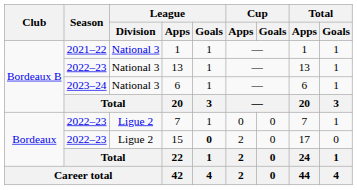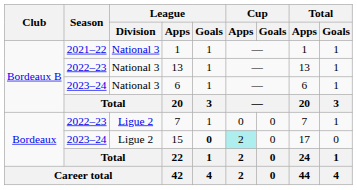(87, 139) 2022–23 -> (87, 139) 2023–24
(241, 139) no background -> (241, 139) paleturquoise background
